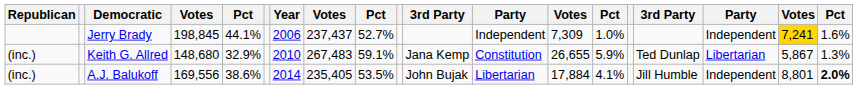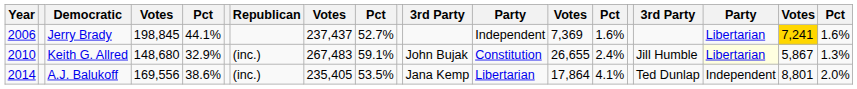columns swapped: (287, 14) <-> (42, 14)
(567, 34) 7,309 -> (567, 34) 7,369
(610, 34) 1.0% -> (610, 34) 1.6%
(741, 34) Independent -> (735, 34) Libertarian
(437, 54) Jana Kemp -> (437, 54) John Bujak
(610, 54) 5.9% -> (610, 54) 2.4%
(668, 54) Ted Dunlap -> (667, 54) Jill Humble
(735, 54) no background -> (735, 54) lightyellow background
(437, 74) John Bujak -> (437, 74) Jana Kemp
(570, 74) 17,884 -> (570, 74) 17,864
(667, 74) Jill Humble -> (668, 74) Ted Dunlap
(835, 74) bold -> (835, 74) normal
